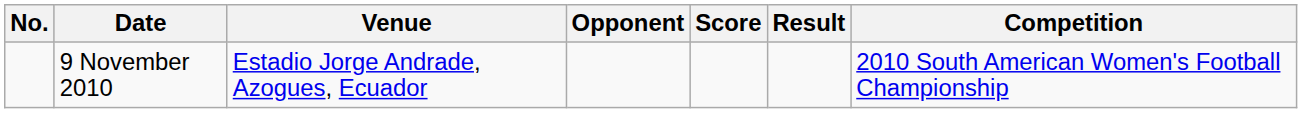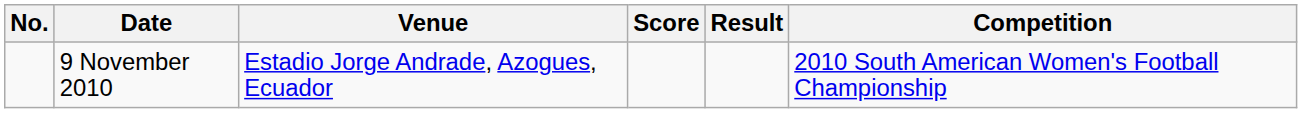- column: (628, 23)
